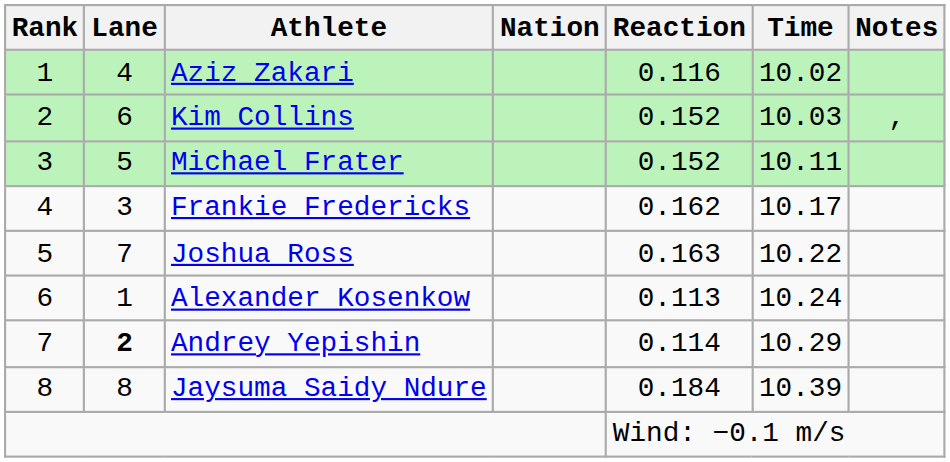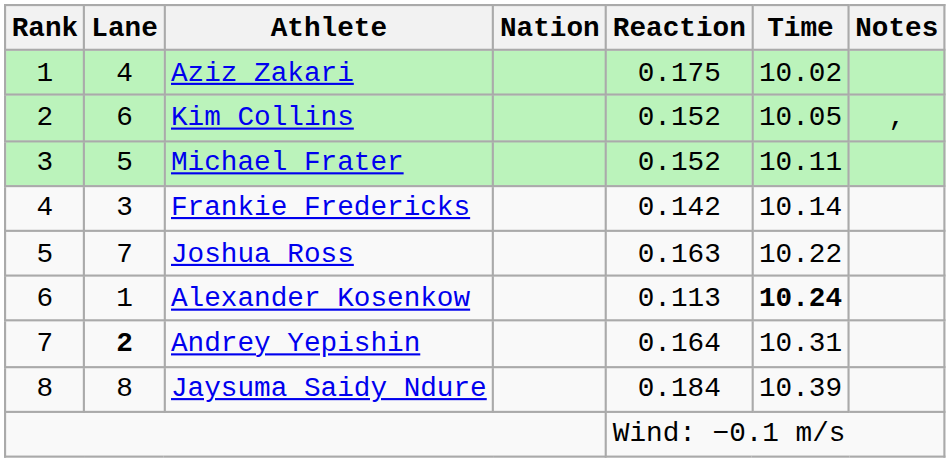(679, 73) 0.116 -> (679, 73) 0.175
(801, 118) 10.03 -> (801, 118) 10.05
(679, 208) 0.162 -> (679, 208) 0.142
(801, 208) 10.17 -> (801, 208) 10.14
(801, 298) normal -> (801, 298) bold
(679, 344) 0.114 -> (679, 344) 0.164
(801, 344) 10.29 -> (801, 344) 10.31
